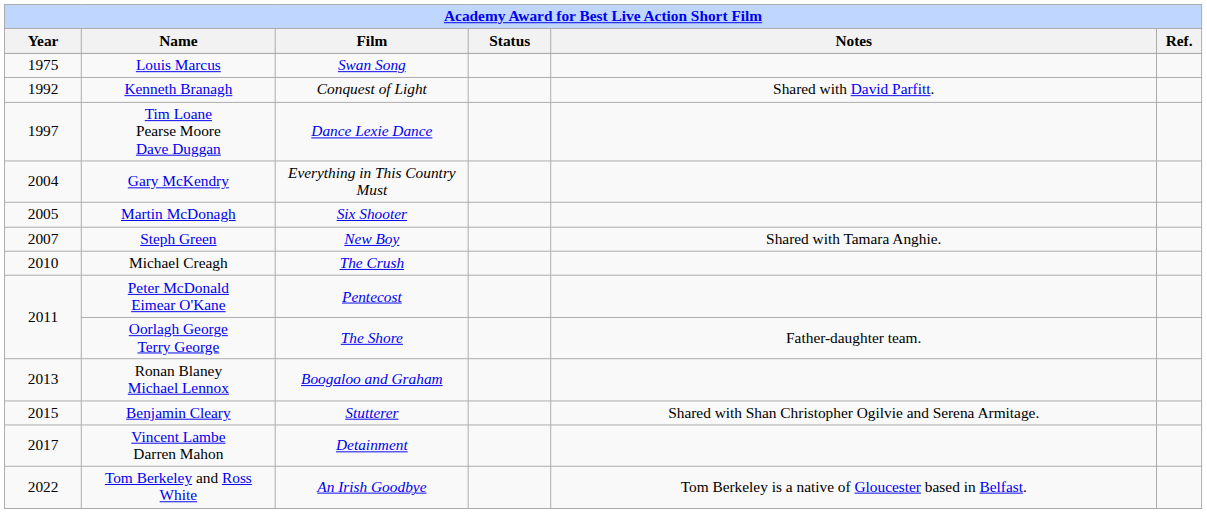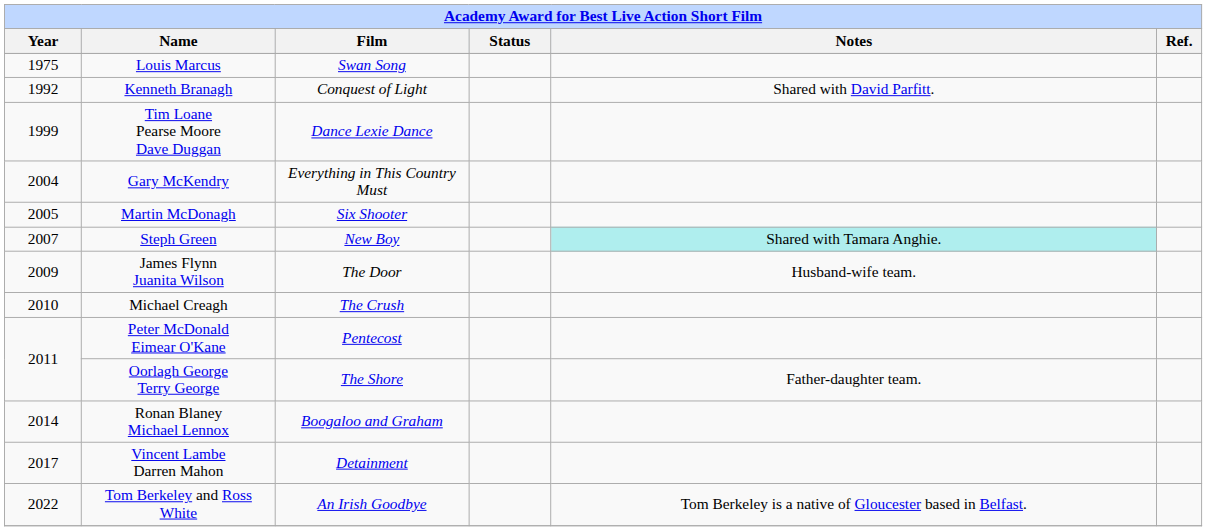(43, 131) 1997 -> (43, 131) 1999
(854, 239) no background -> (854, 239) paleturquoise background
+ row: (178, 272)
(43, 379) 2013 -> (43, 421) 2014
- row: (178, 412)
